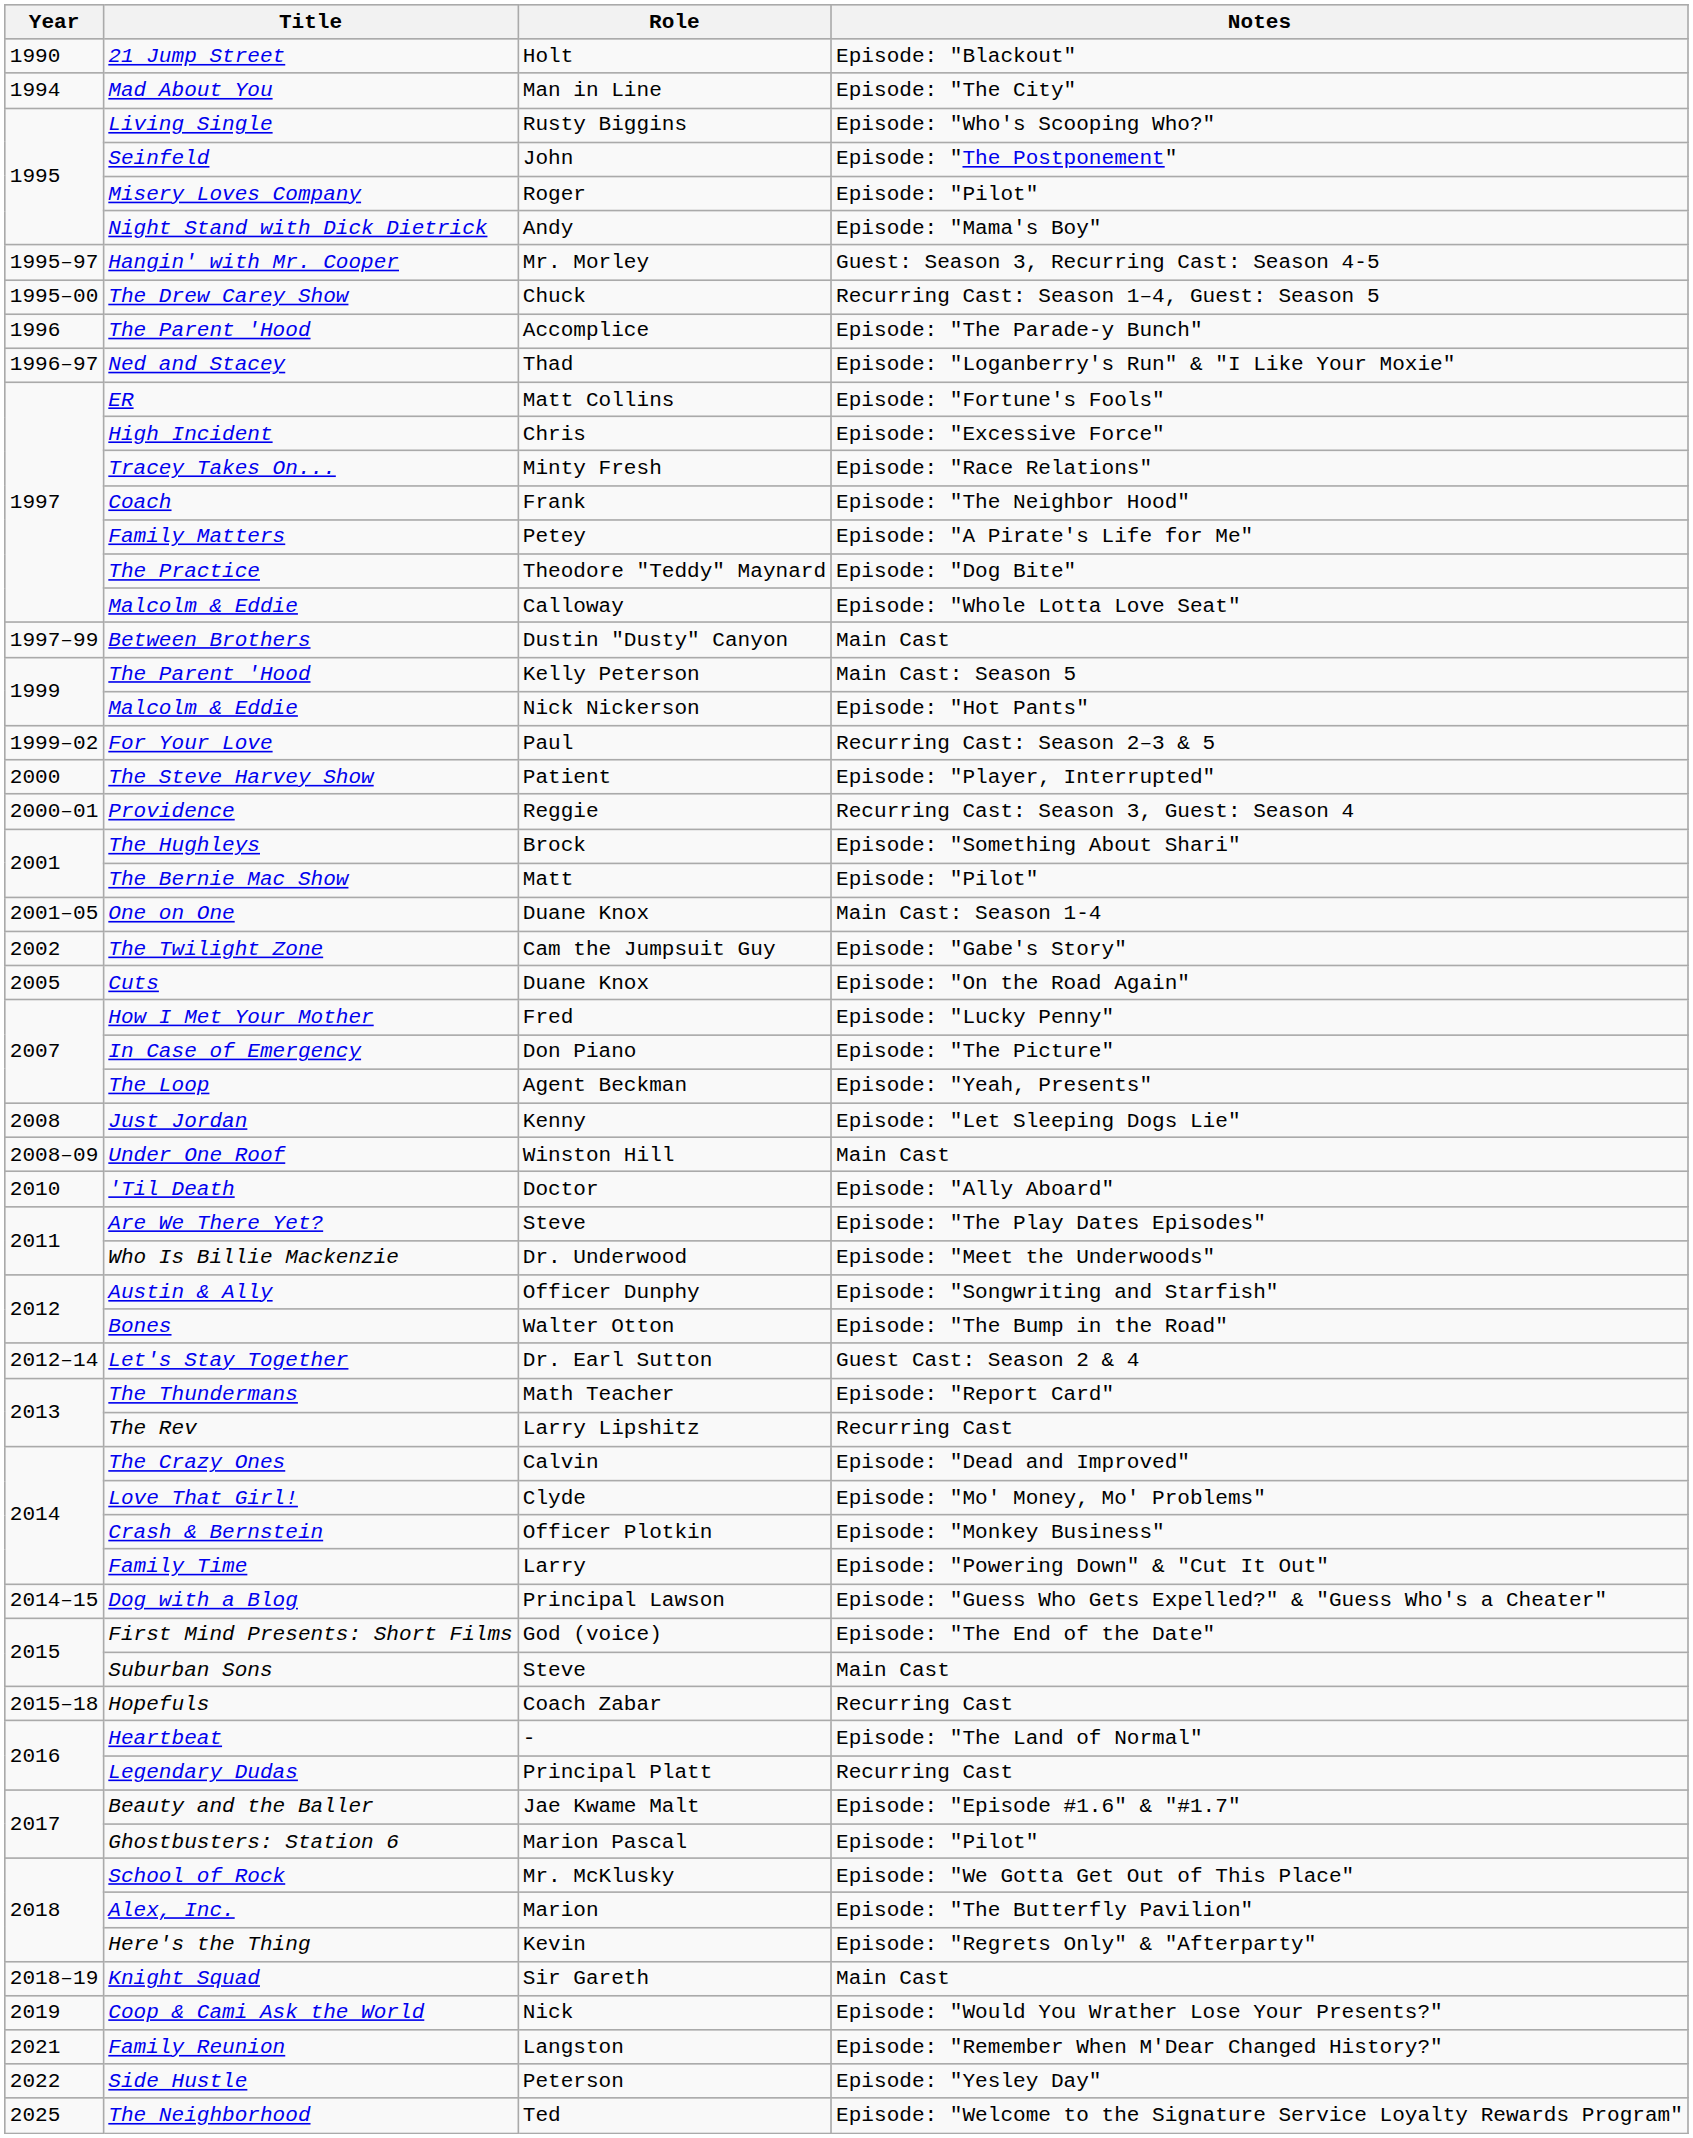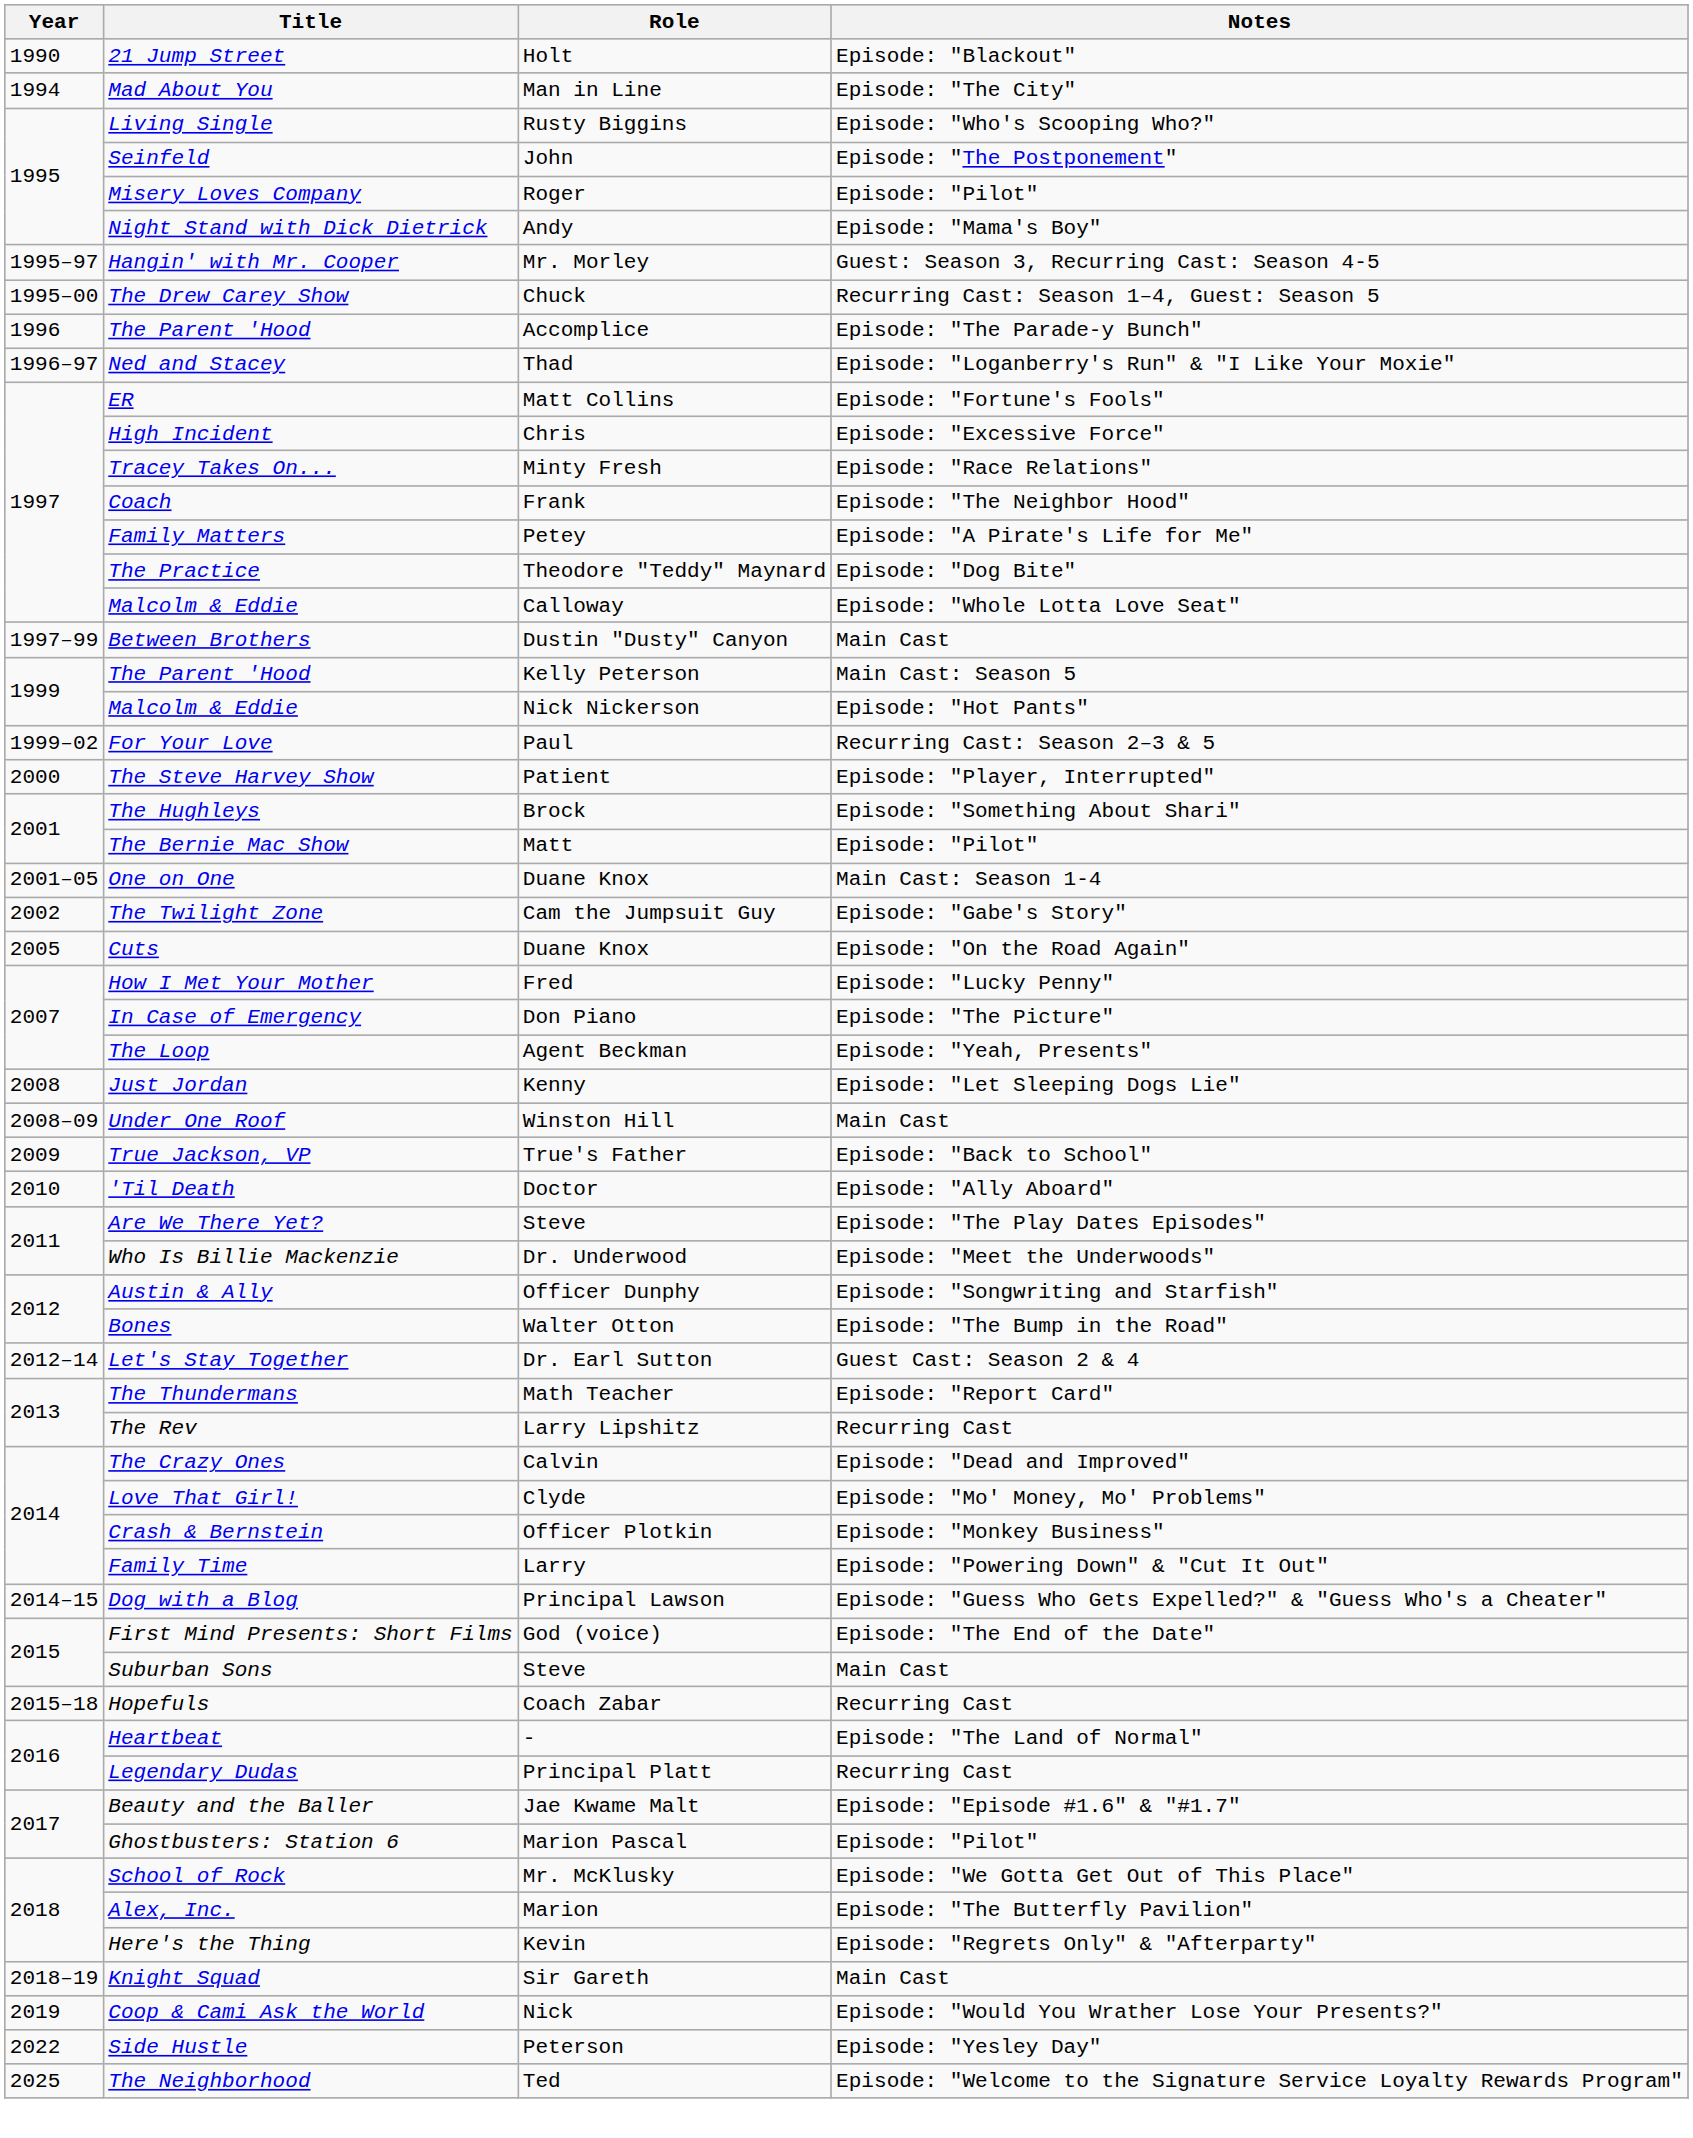- row: (172, 811)
+ row: (209, 1155)
- row: (197, 2047)
